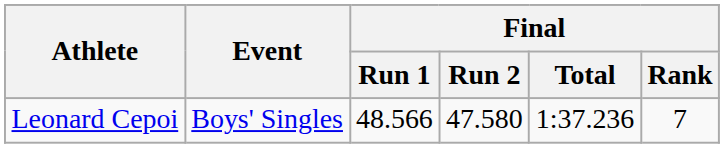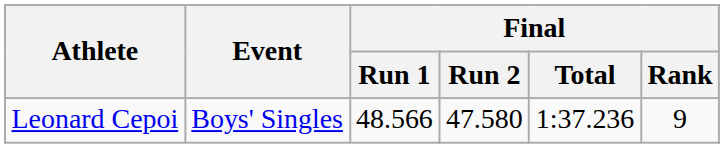(680, 120) 7 -> (680, 120) 9
